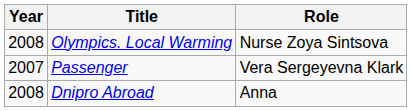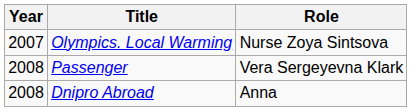(26, 42) 2008 -> (26, 42) 2007
(26, 67) 2007 -> (26, 67) 2008
